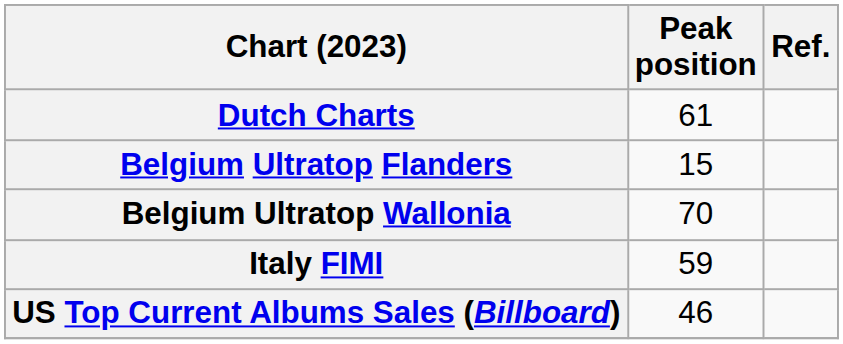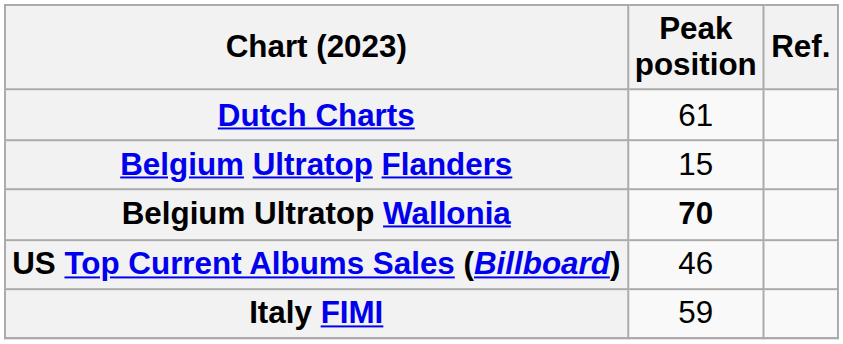(696, 213) normal -> (696, 213) bold
rows swapped: (316, 263) <-> (316, 313)
